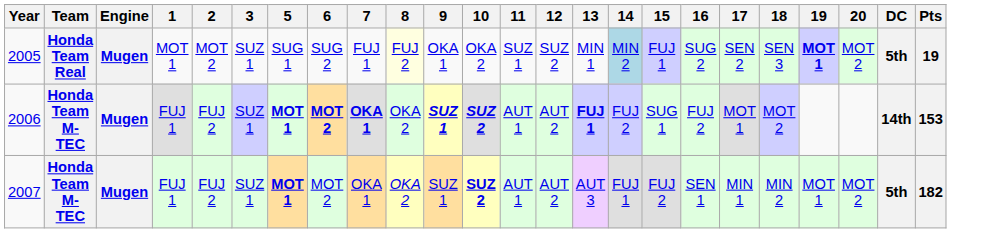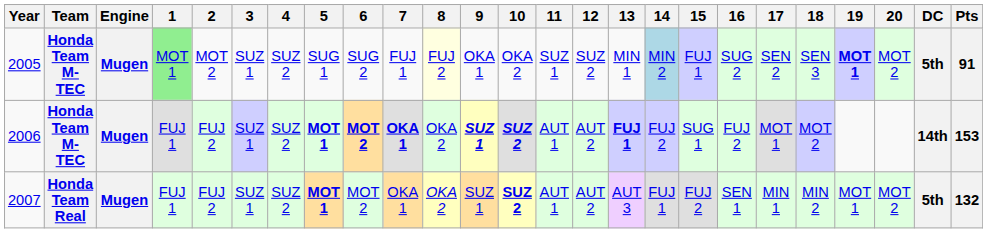+ column: (286, 17)
(70, 56) Honda Team Real -> (70, 64) Honda Team M-TEC
(172, 56) no background -> (172, 64) lightgreen background
(931, 56) 19 -> (967, 64) 91
(70, 192) Honda Team M-TEC -> (70, 200) Honda Team Real
(931, 192) 182 -> (967, 200) 132
